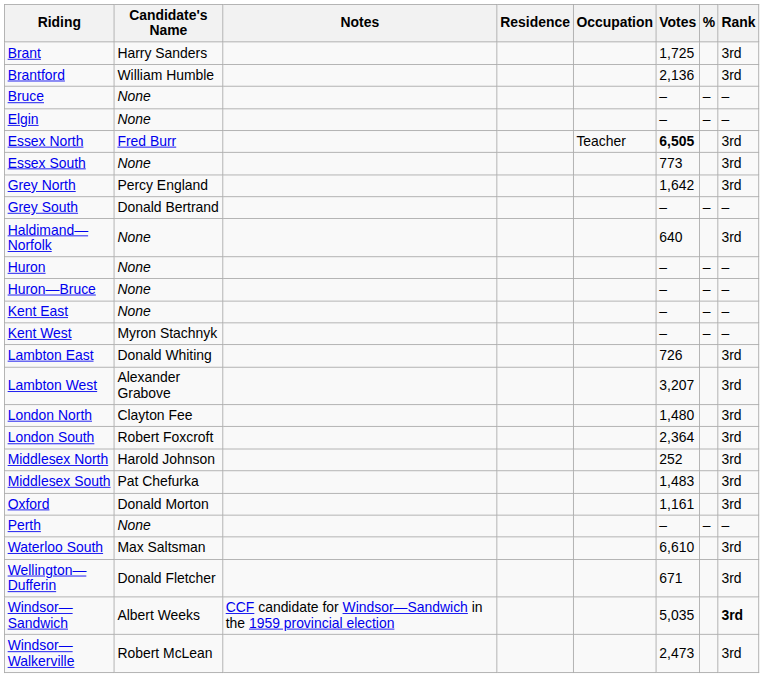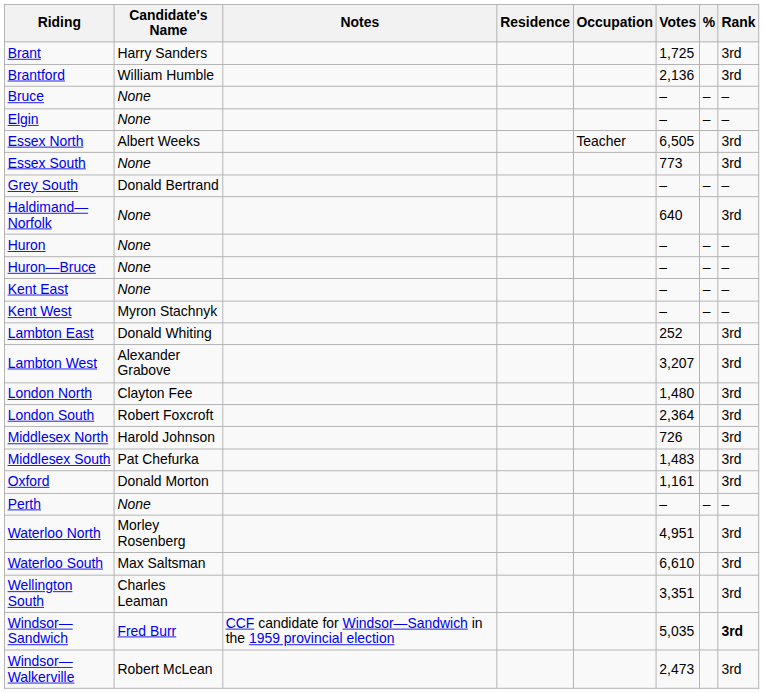(147, 141) Fred Burr -> (159, 141) Albert Weeks
(677, 141) bold -> (677, 141) normal
- row: (42, 185)
(671, 355) 726 -> (671, 333) 252
(671, 459) 252 -> (671, 437) 726
+ row: (54, 533)
- row: (47, 578)
+ row: (40, 593)
(159, 615) Albert Weeks -> (147, 631) Fred Burr
